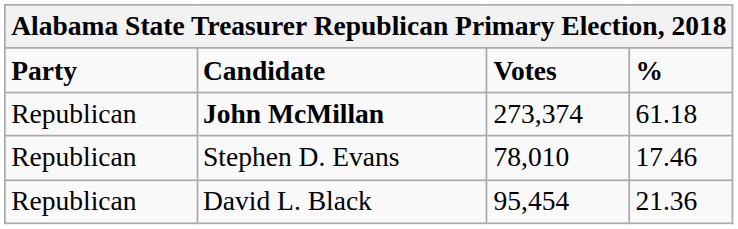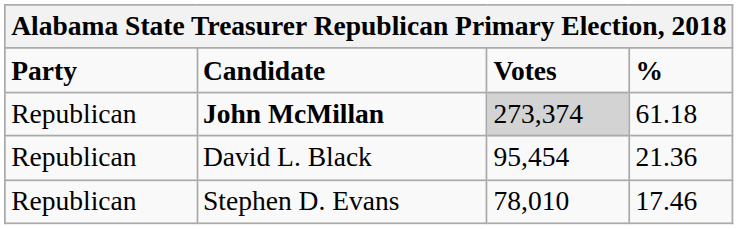(538, 113) no background -> (538, 113) lightgrey background
rows swapped: (287, 200) <-> (301, 157)
